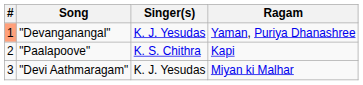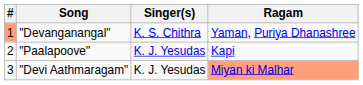(170, 32) K. J. Yesudas -> (167, 32) K. S. Chithra
(167, 51) K. S. Chithra -> (170, 51) K. J. Yesudas
(252, 70) no background -> (252, 70) lightsalmon background
